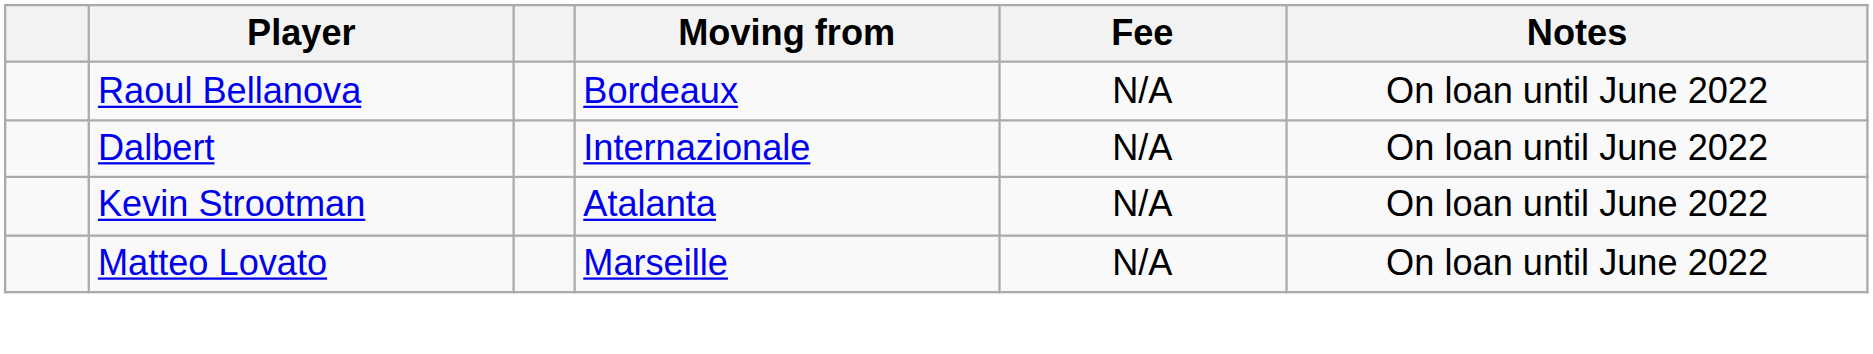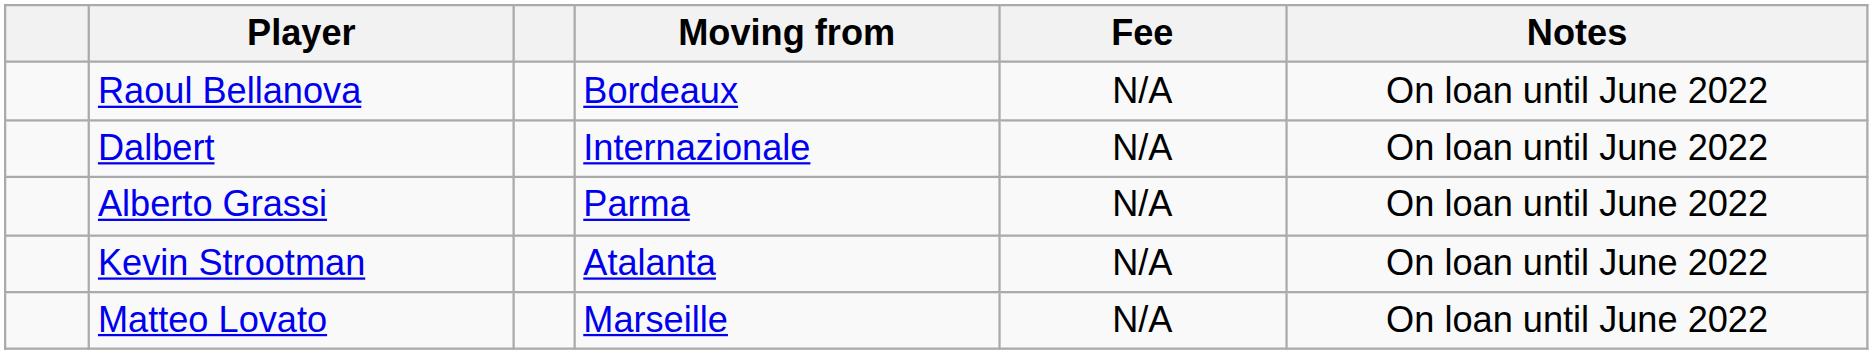+ row: (212, 205)
